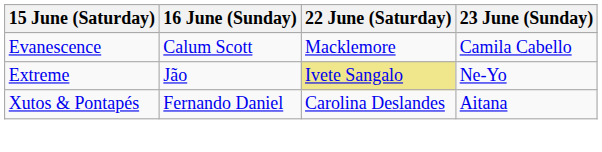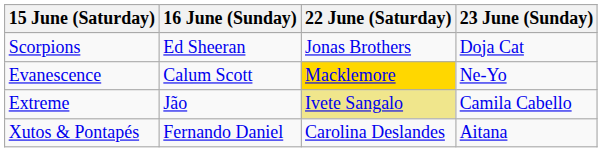+ row: (45, 47)
(350, 47) no background -> (350, 75) gold background
(516, 47) Camila Cabello -> (483, 75) Ne-Yo
(483, 75) Ne-Yo -> (516, 103) Camila Cabello
